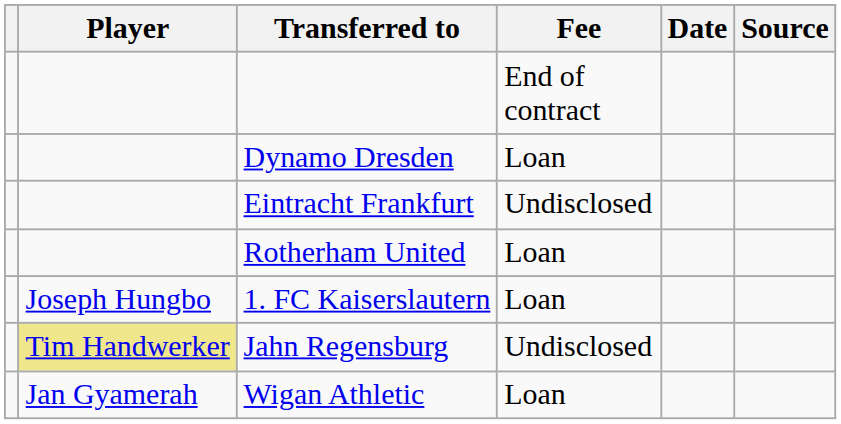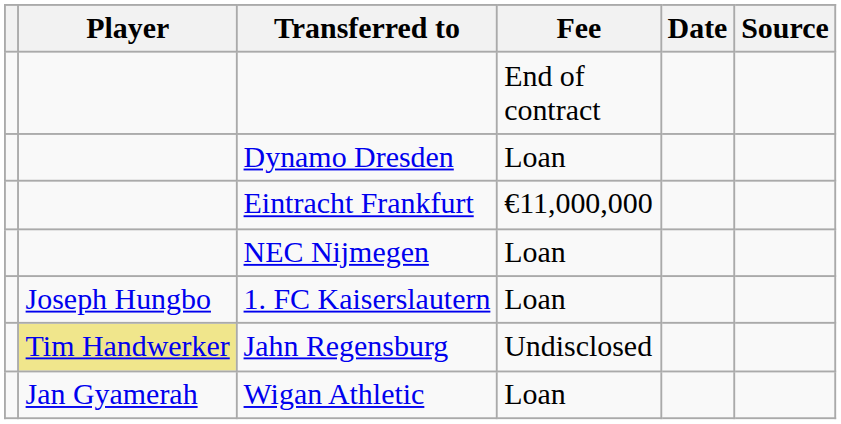(578, 204) Undisclosed -> (578, 204) €11,000,000
- row: (354, 251)
+ row: (336, 251)
